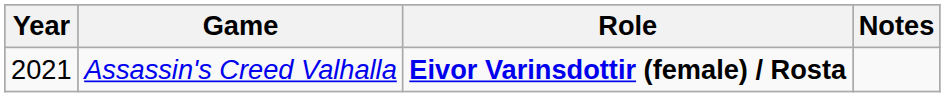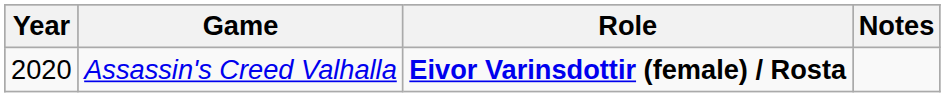(41, 69) 2021 -> (41, 69) 2020
